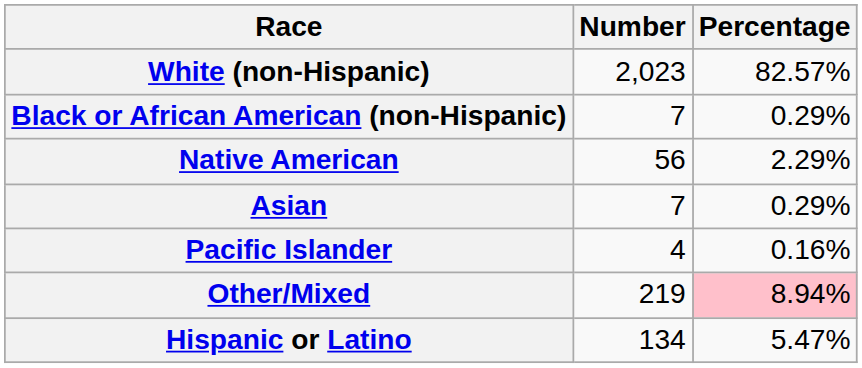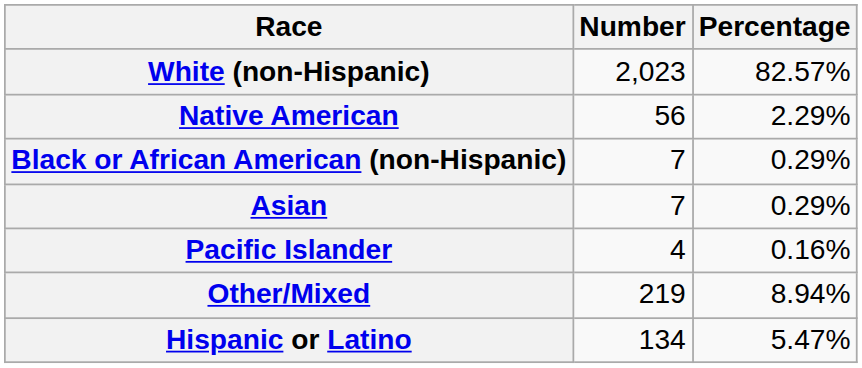rows swapped: (289, 116) <-> (289, 160)
(811, 294) pink background -> (811, 294) no background
